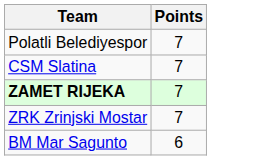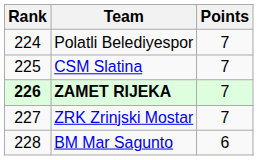+ column: (28, 17)
